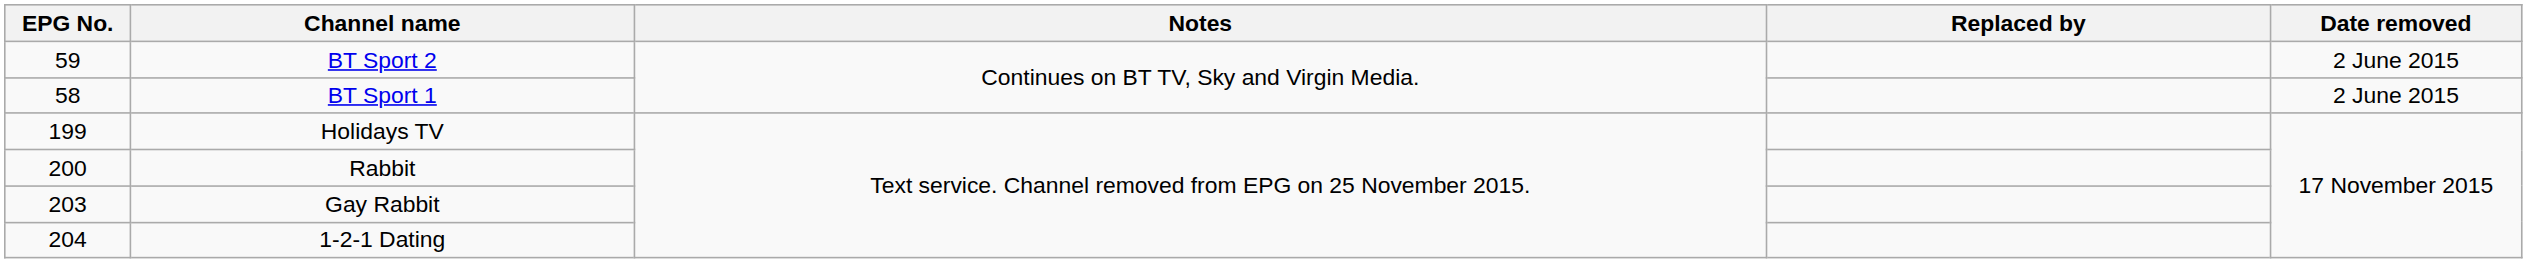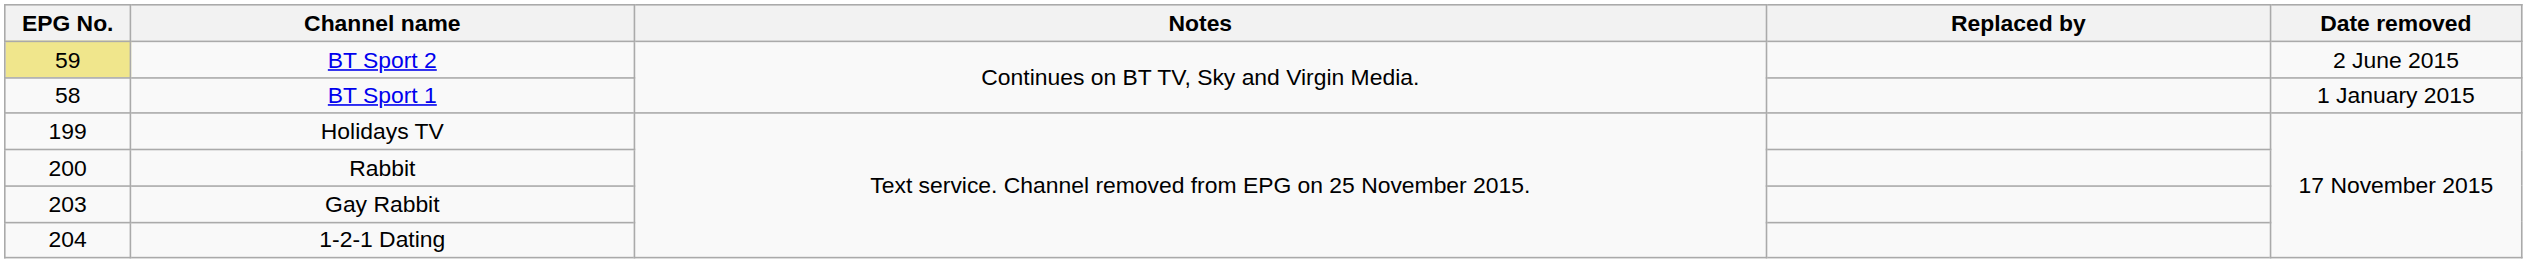(68, 59) no background -> (68, 59) khaki background
(2396, 96) 2 June 2015 -> (2396, 96) 1 January 2015
